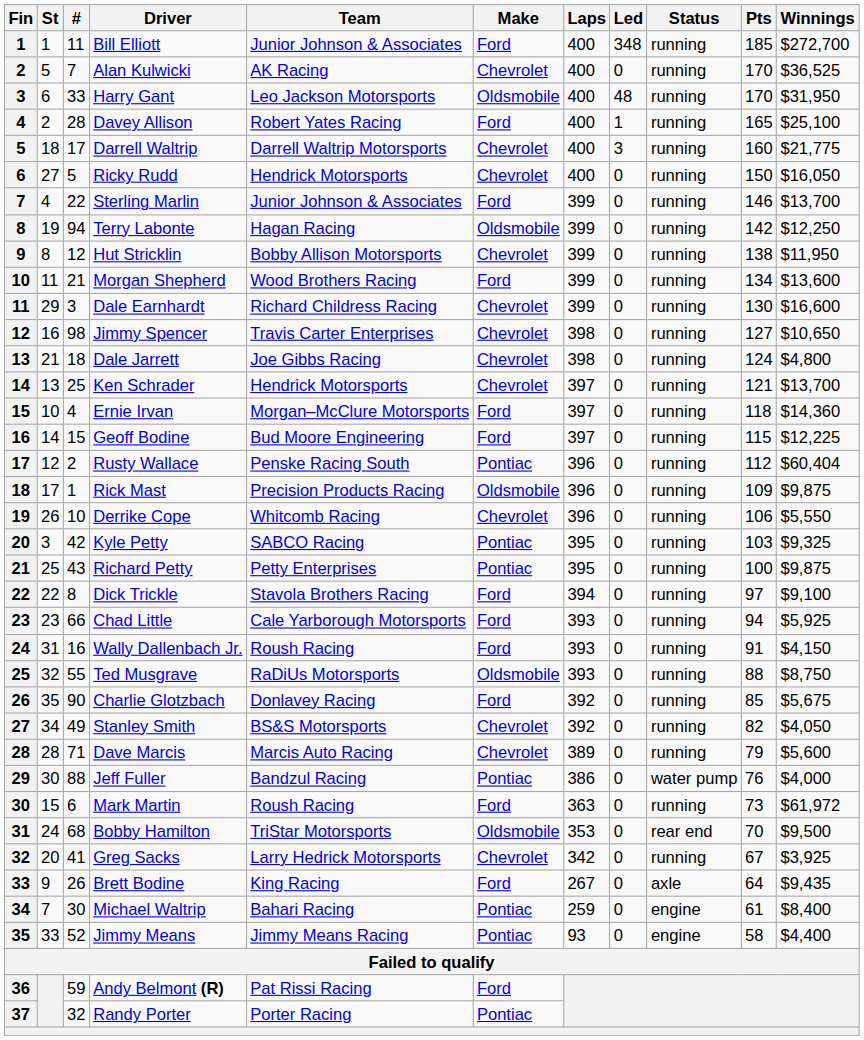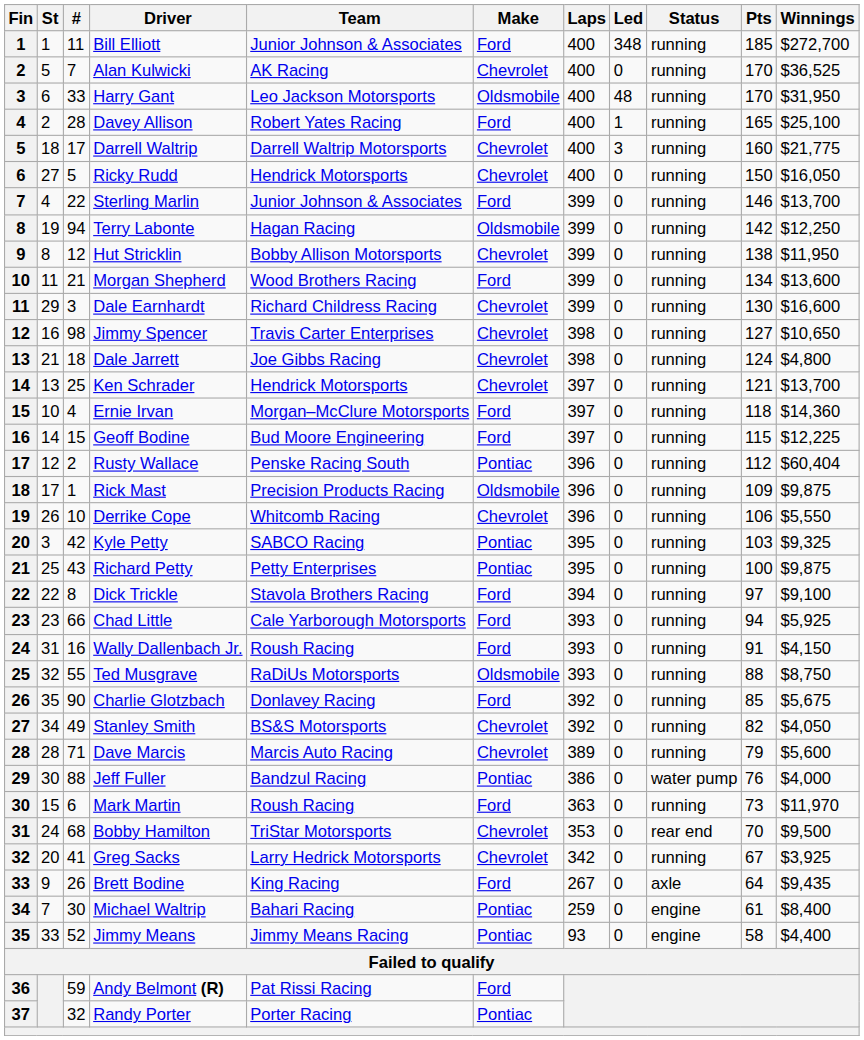(810, 805) $61,972 -> (810, 805) $11,970
(518, 831) Oldsmobile -> (512, 831) Chevrolet
